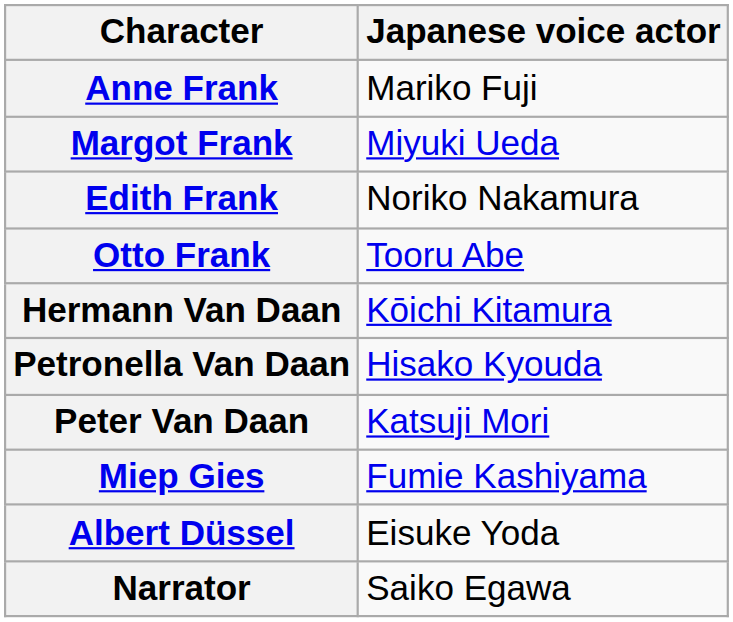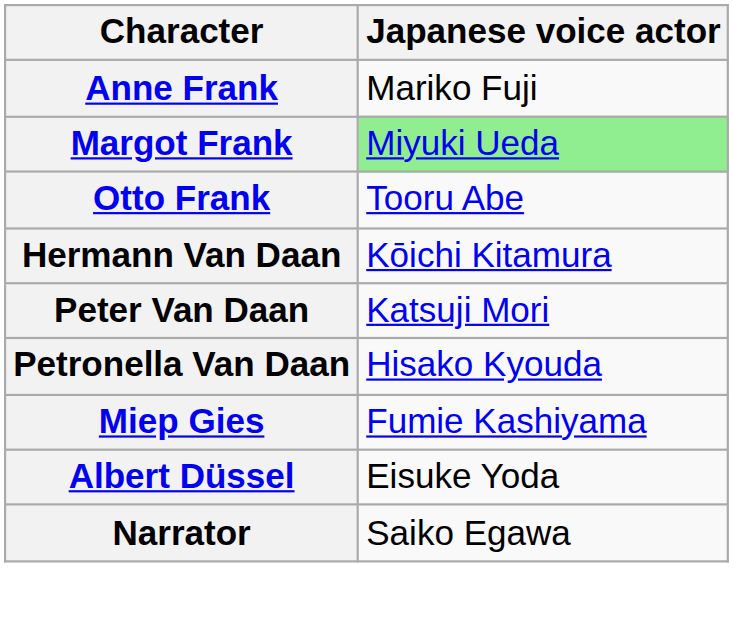(463, 143) no background -> (463, 143) lightgreen background
- row: (182, 198)
rows swapped: (182, 365) <-> (182, 421)
